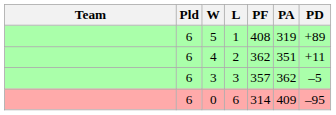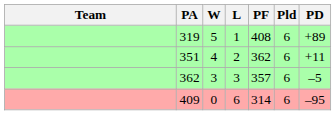columns swapped: (189, 15) <-> (286, 15)
